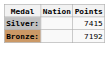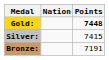+ row: (23, 23)
(93, 36) 7192 -> (93, 49) 7191
